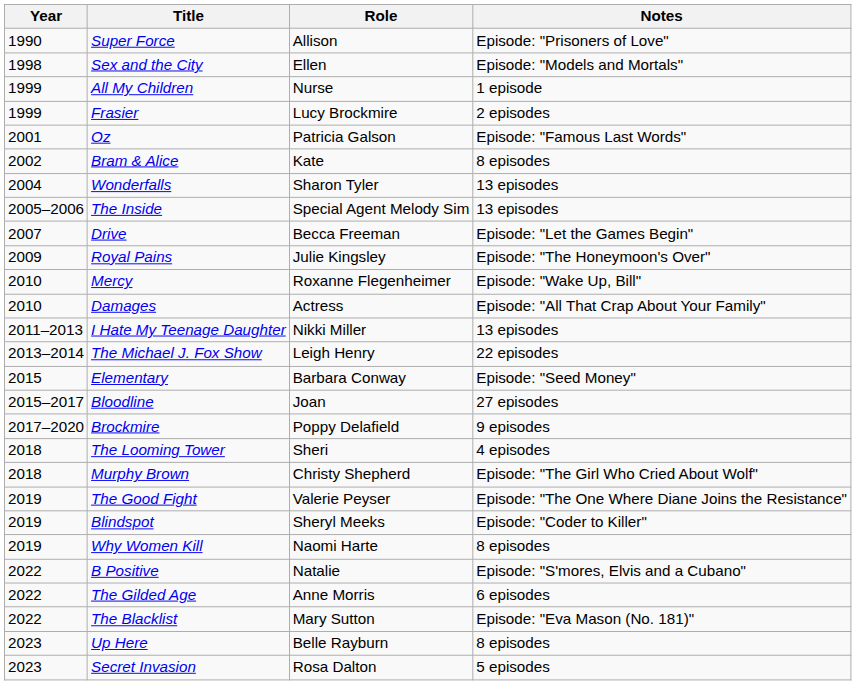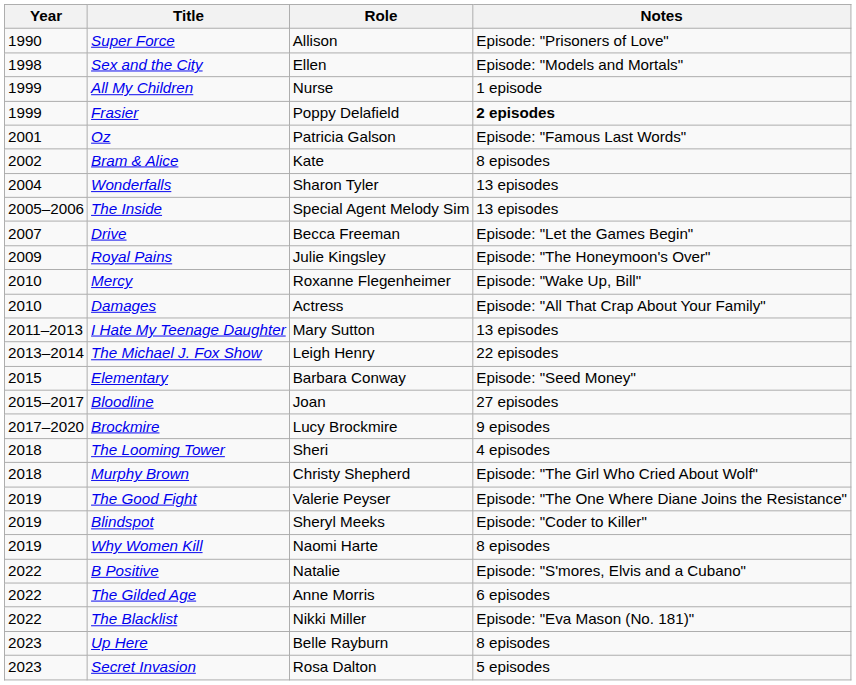(345, 112) Lucy Brockmire -> (346, 112) Poppy Delafield
(513, 112) normal -> (516, 112) bold
(329, 329) Nikki Miller -> (334, 329) Mary Sutton
(346, 426) Poppy Delafield -> (345, 426) Lucy Brockmire
(334, 619) Mary Sutton -> (329, 619) Nikki Miller
